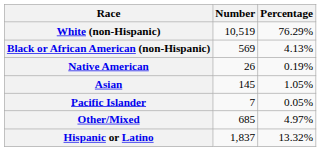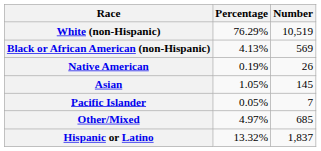columns swapped: (235, 13) <-> (287, 13)
